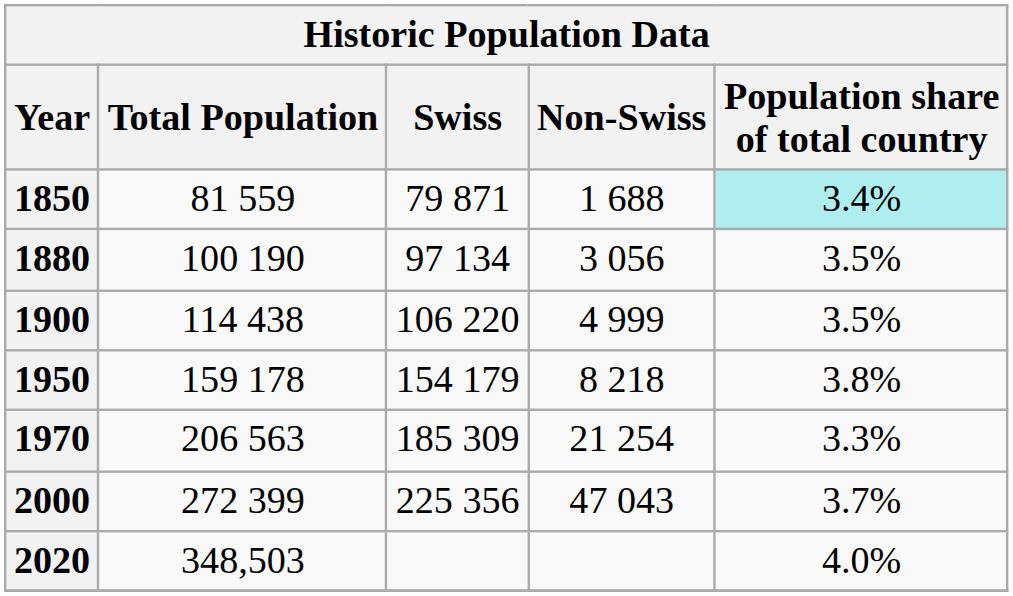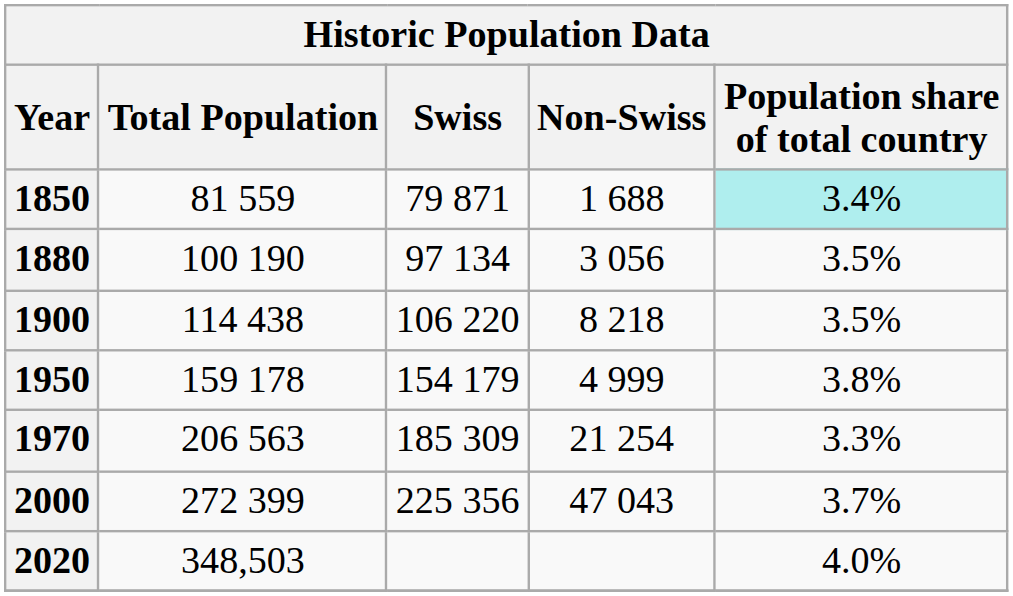(622, 319) 4 999 -> (622, 319) 8 218
(622, 379) 8 218 -> (622, 379) 4 999
